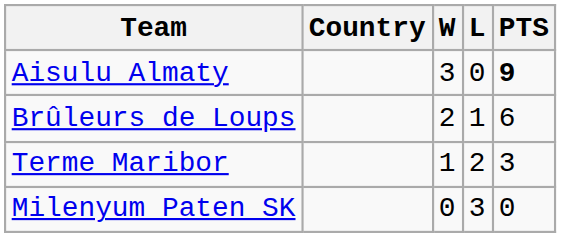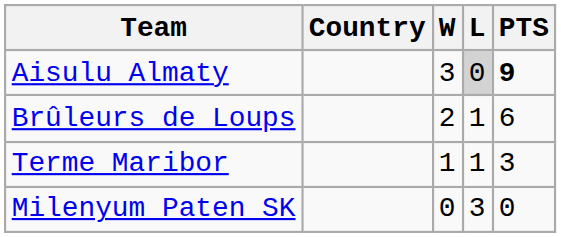(477, 73) no background -> (477, 73) lightgrey background
(477, 164) 2 -> (477, 164) 1
